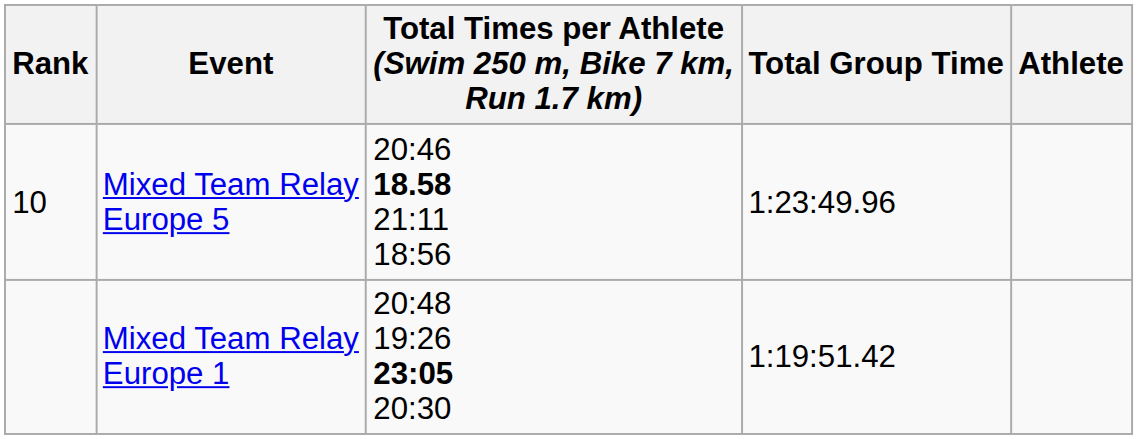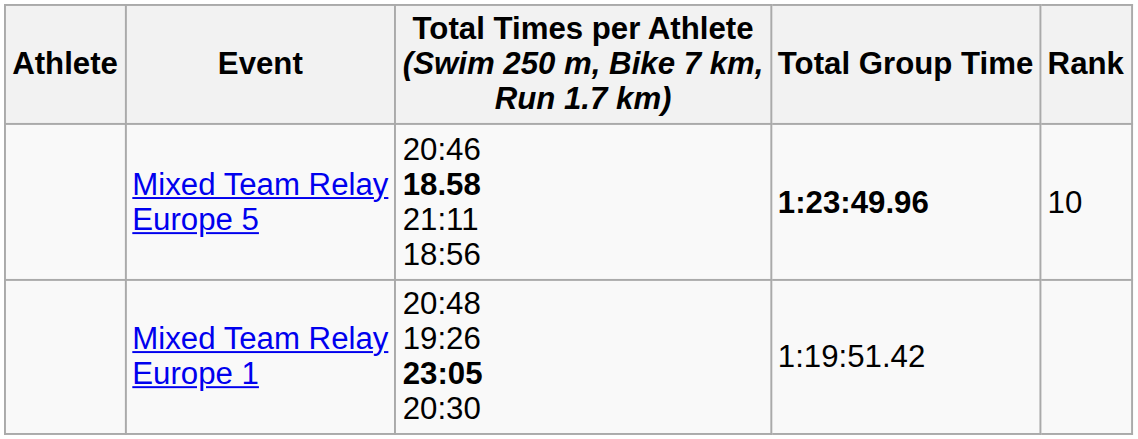columns swapped: (1071, 64) <-> (50, 64)
(822, 201) normal -> (853, 201) bold
